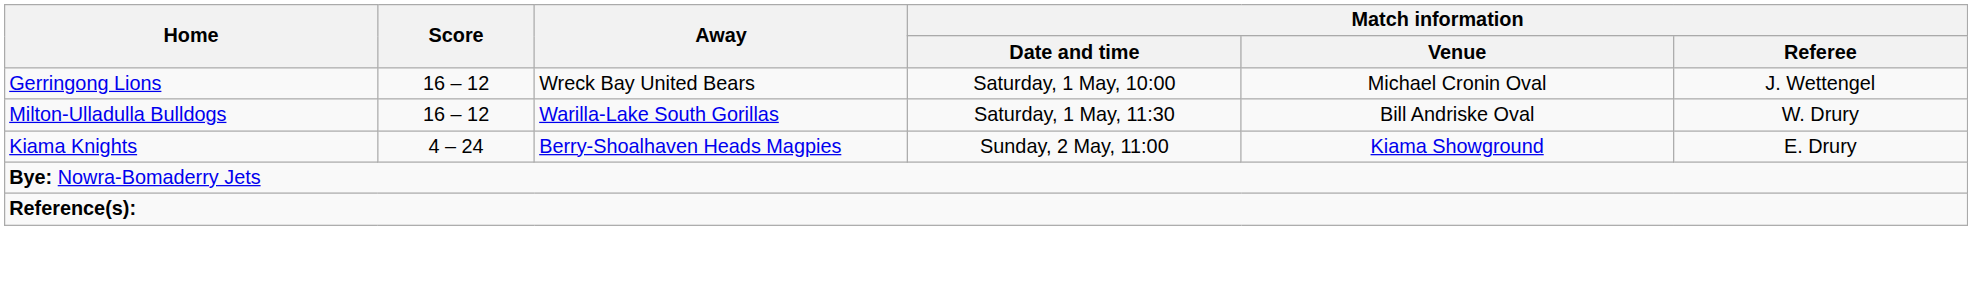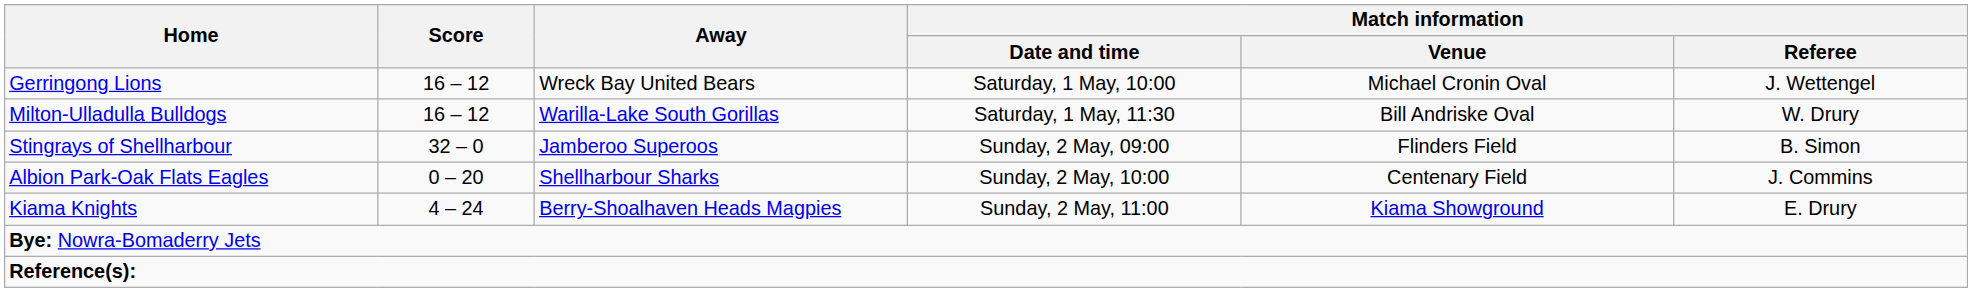+ row: (121, 146)
+ row: (139, 177)
